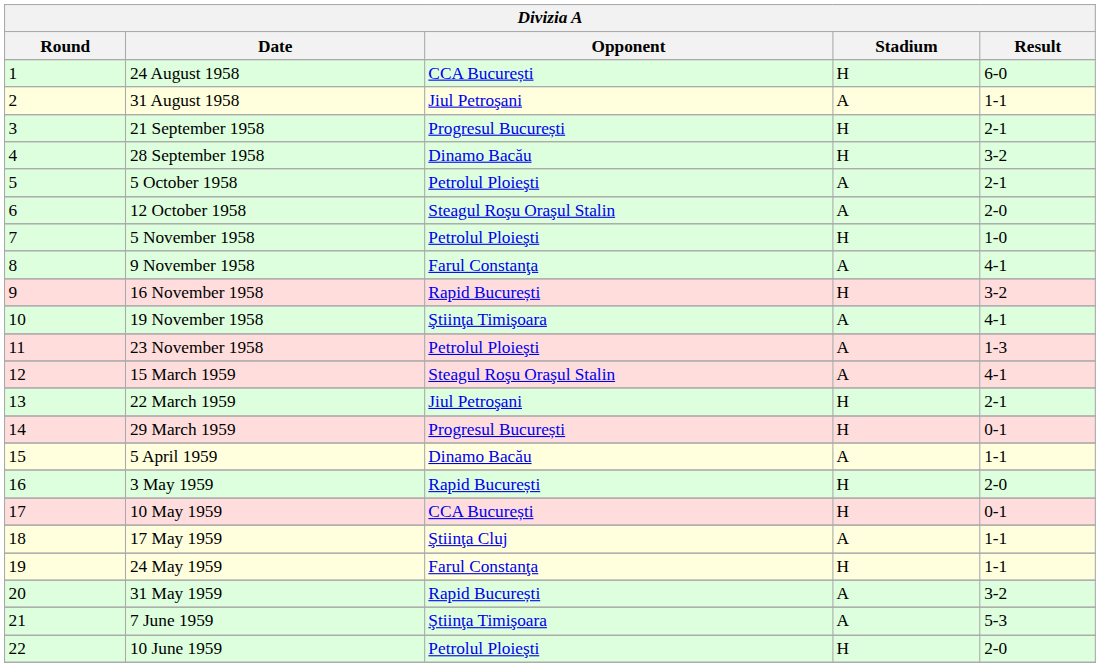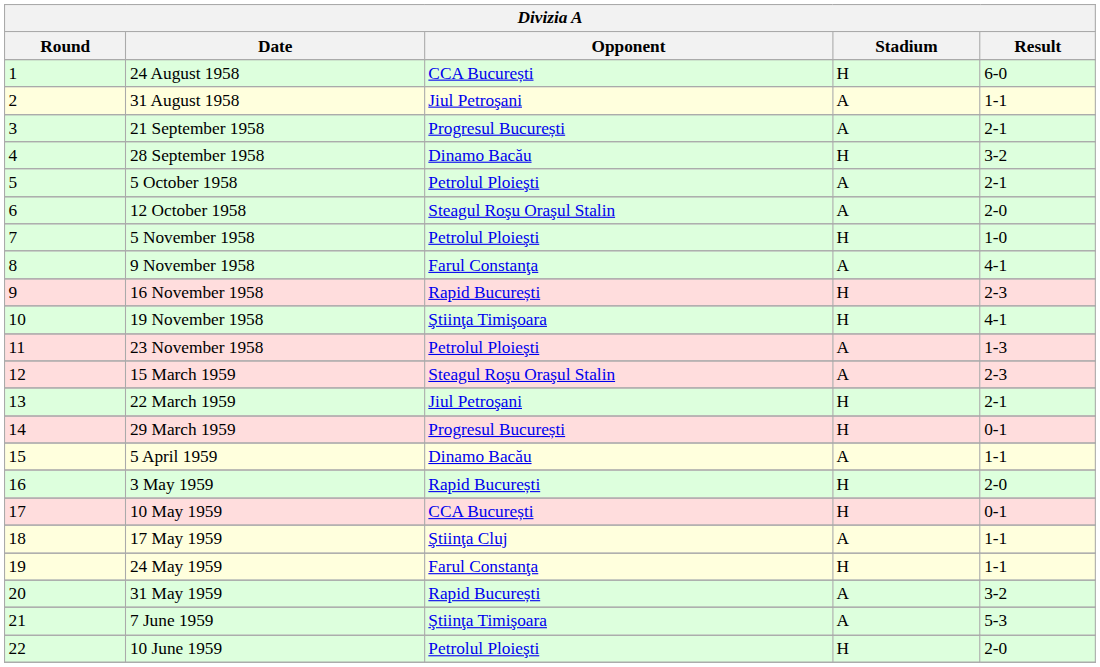(843, 127) H -> (843, 127) A
(996, 292) 3-2 -> (996, 292) 2-3
(843, 319) A -> (843, 319) H
(996, 374) 4-1 -> (996, 374) 2-3
